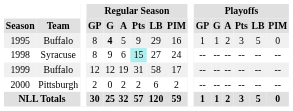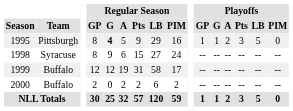(58, 40) Buffalo -> (58, 40) Pittsburgh
(139, 55) paleturquoise background -> (139, 55) no background
(58, 84) Pittsburgh -> (58, 84) Buffalo
